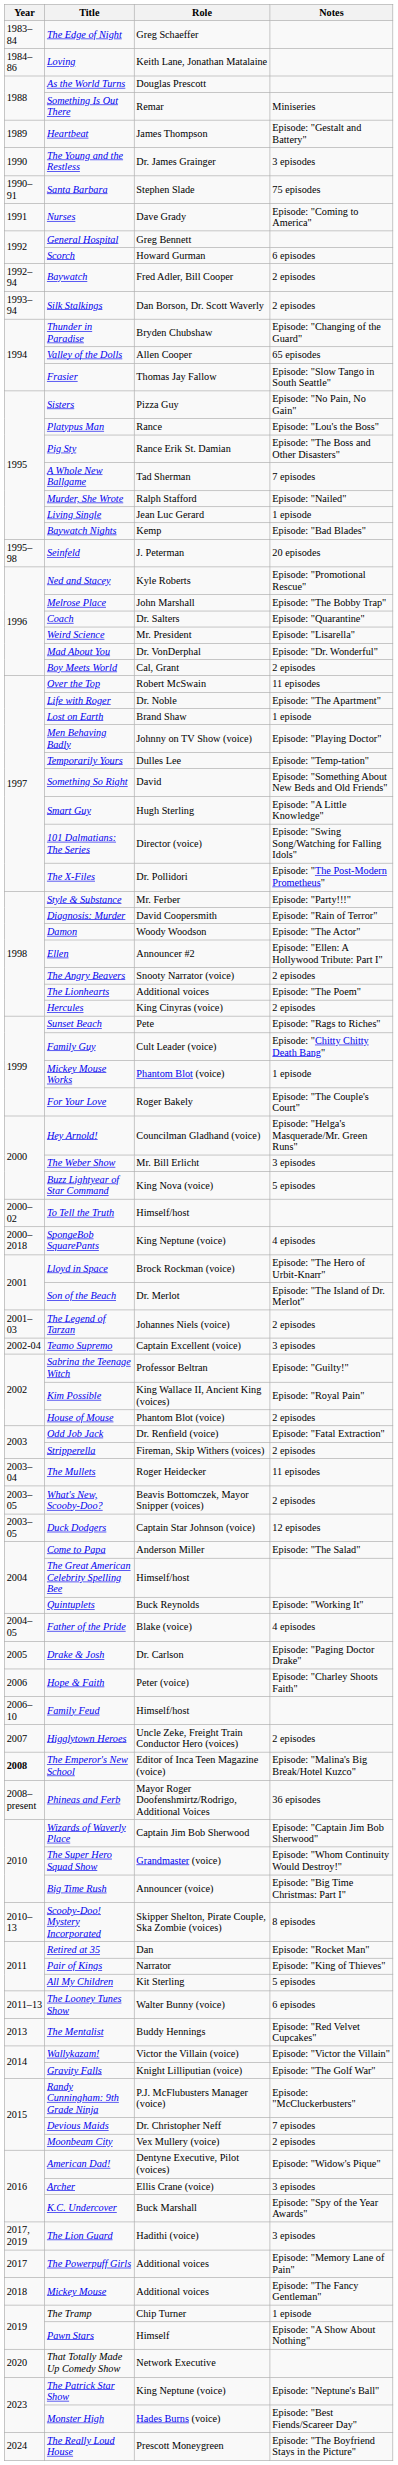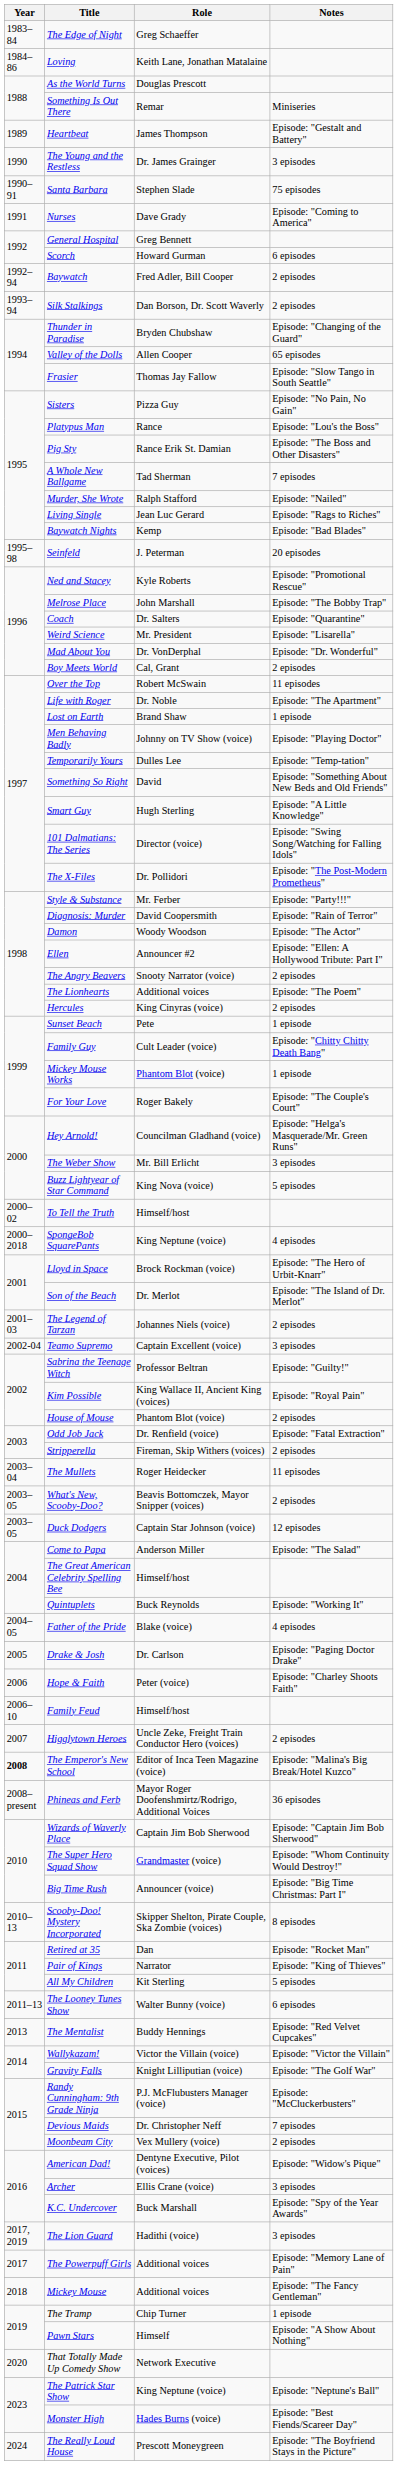(292, 514) 1 episode -> (326, 514) Episode: "Rags to Riches"
(326, 1024) Episode: "Rags to Riches" -> (292, 1024) 1 episode
